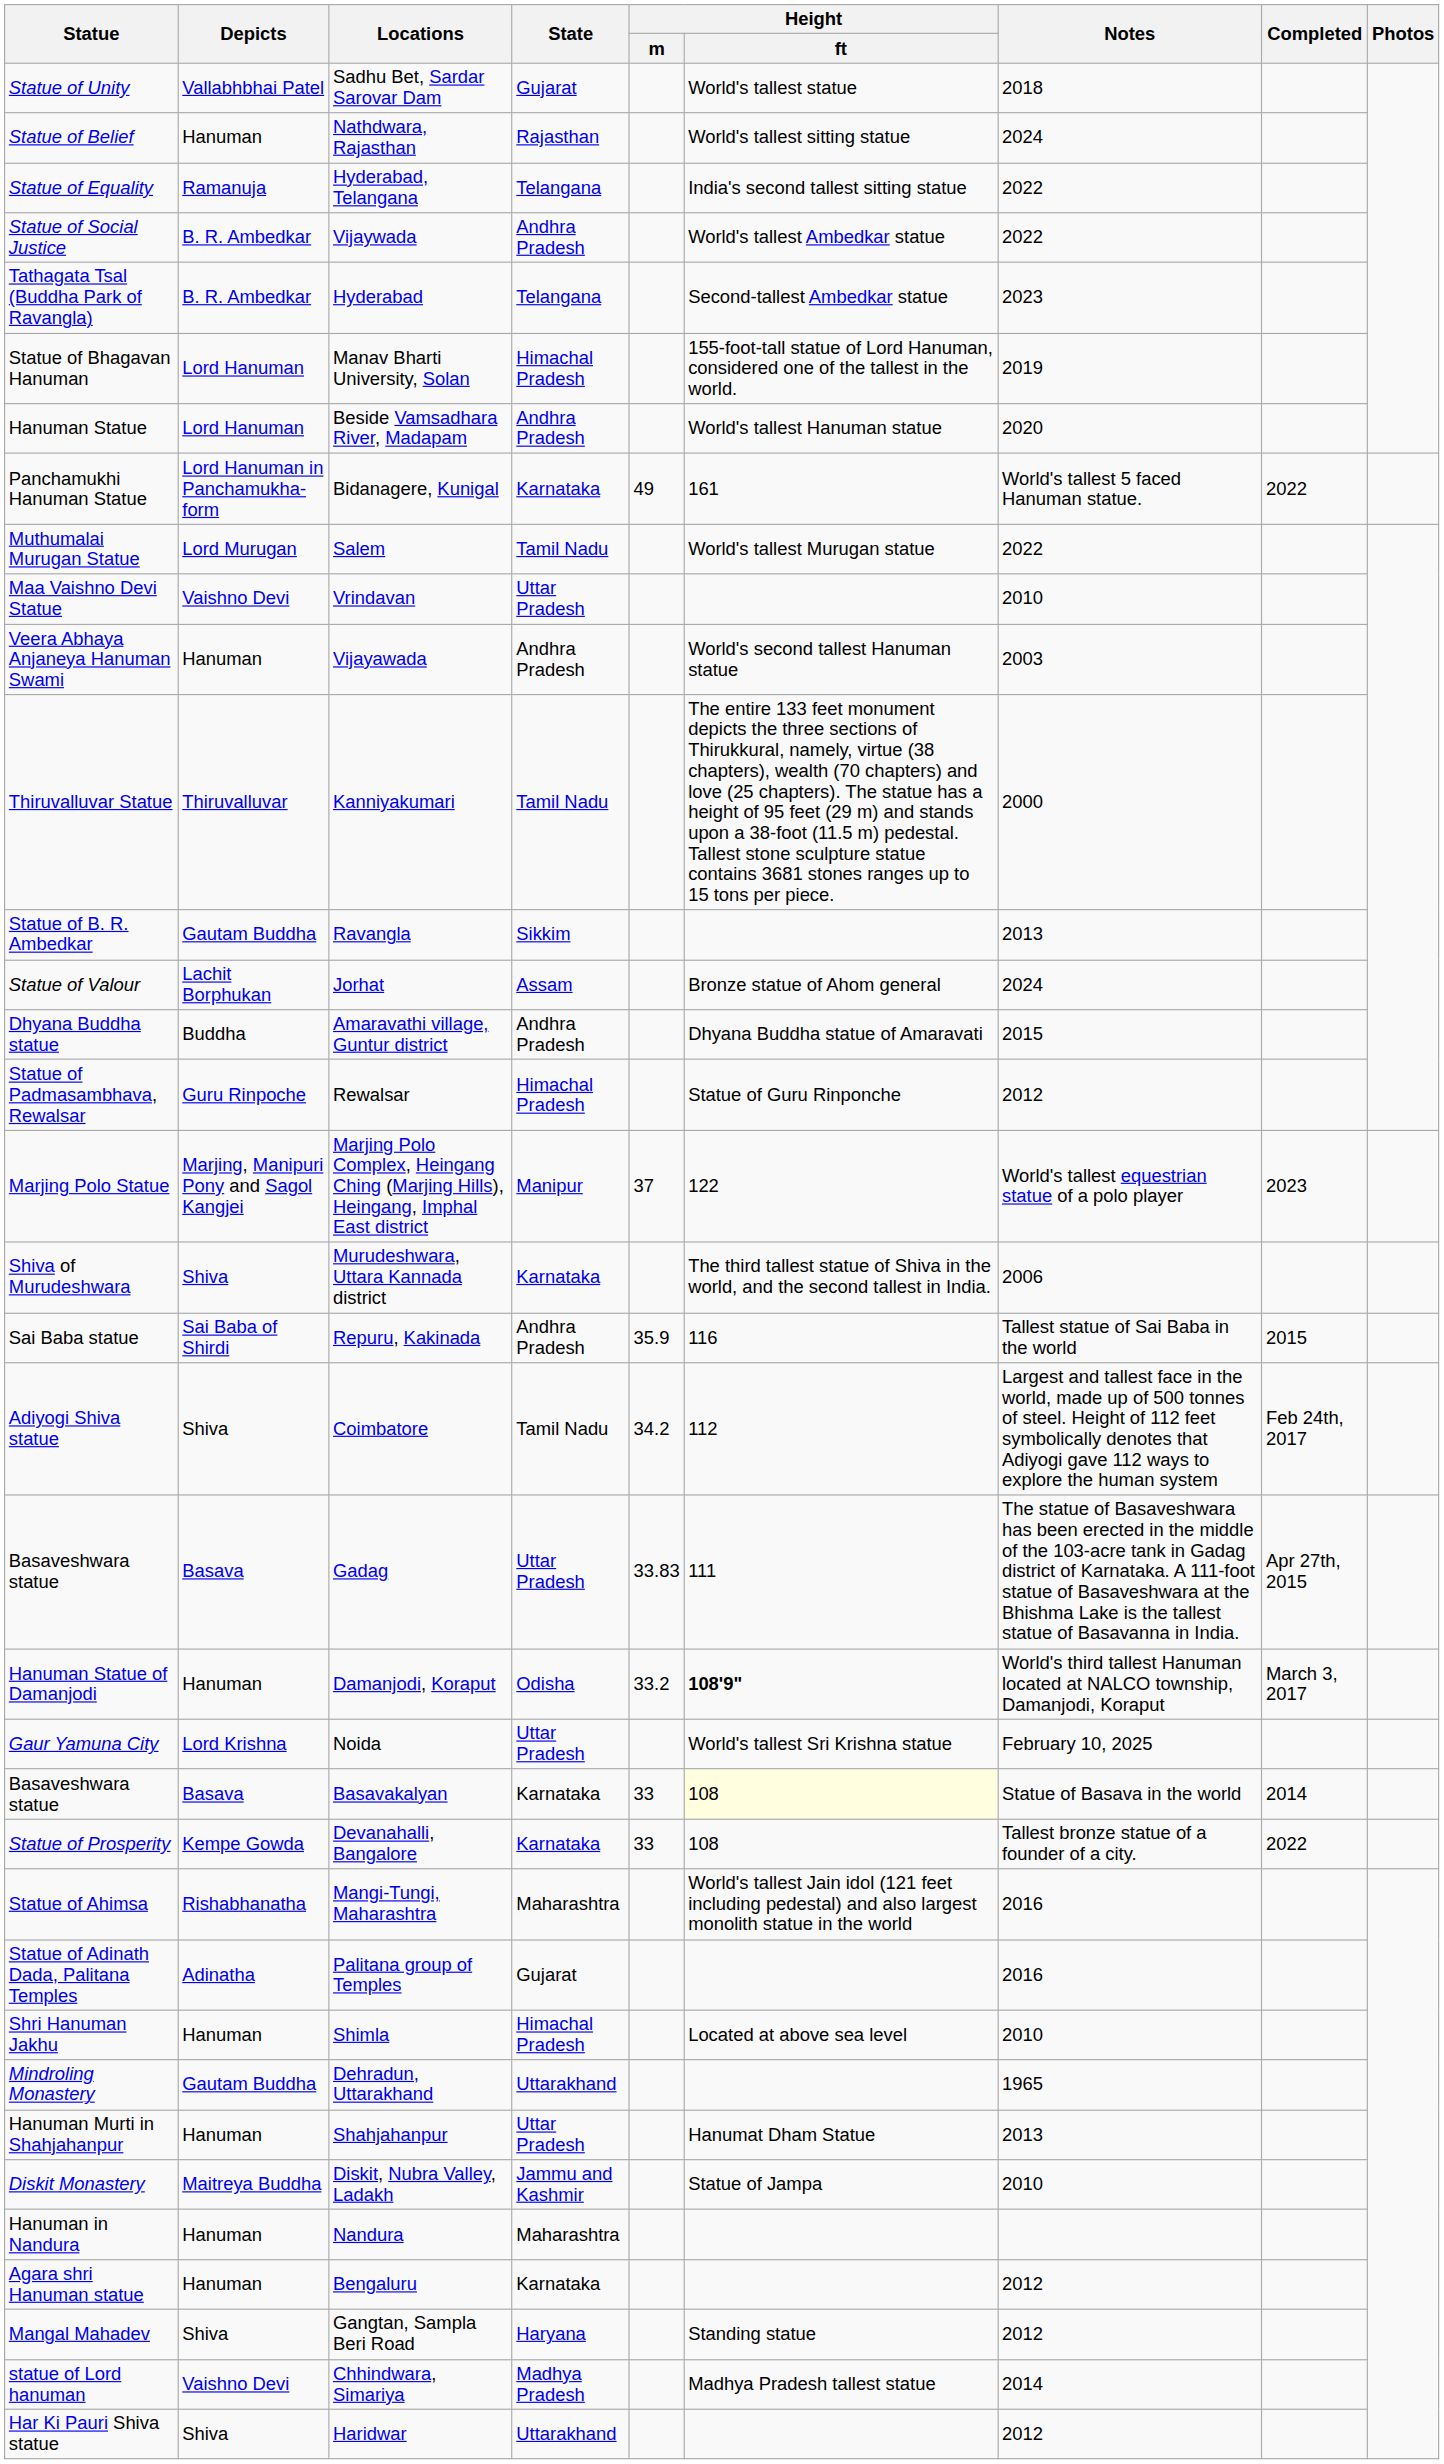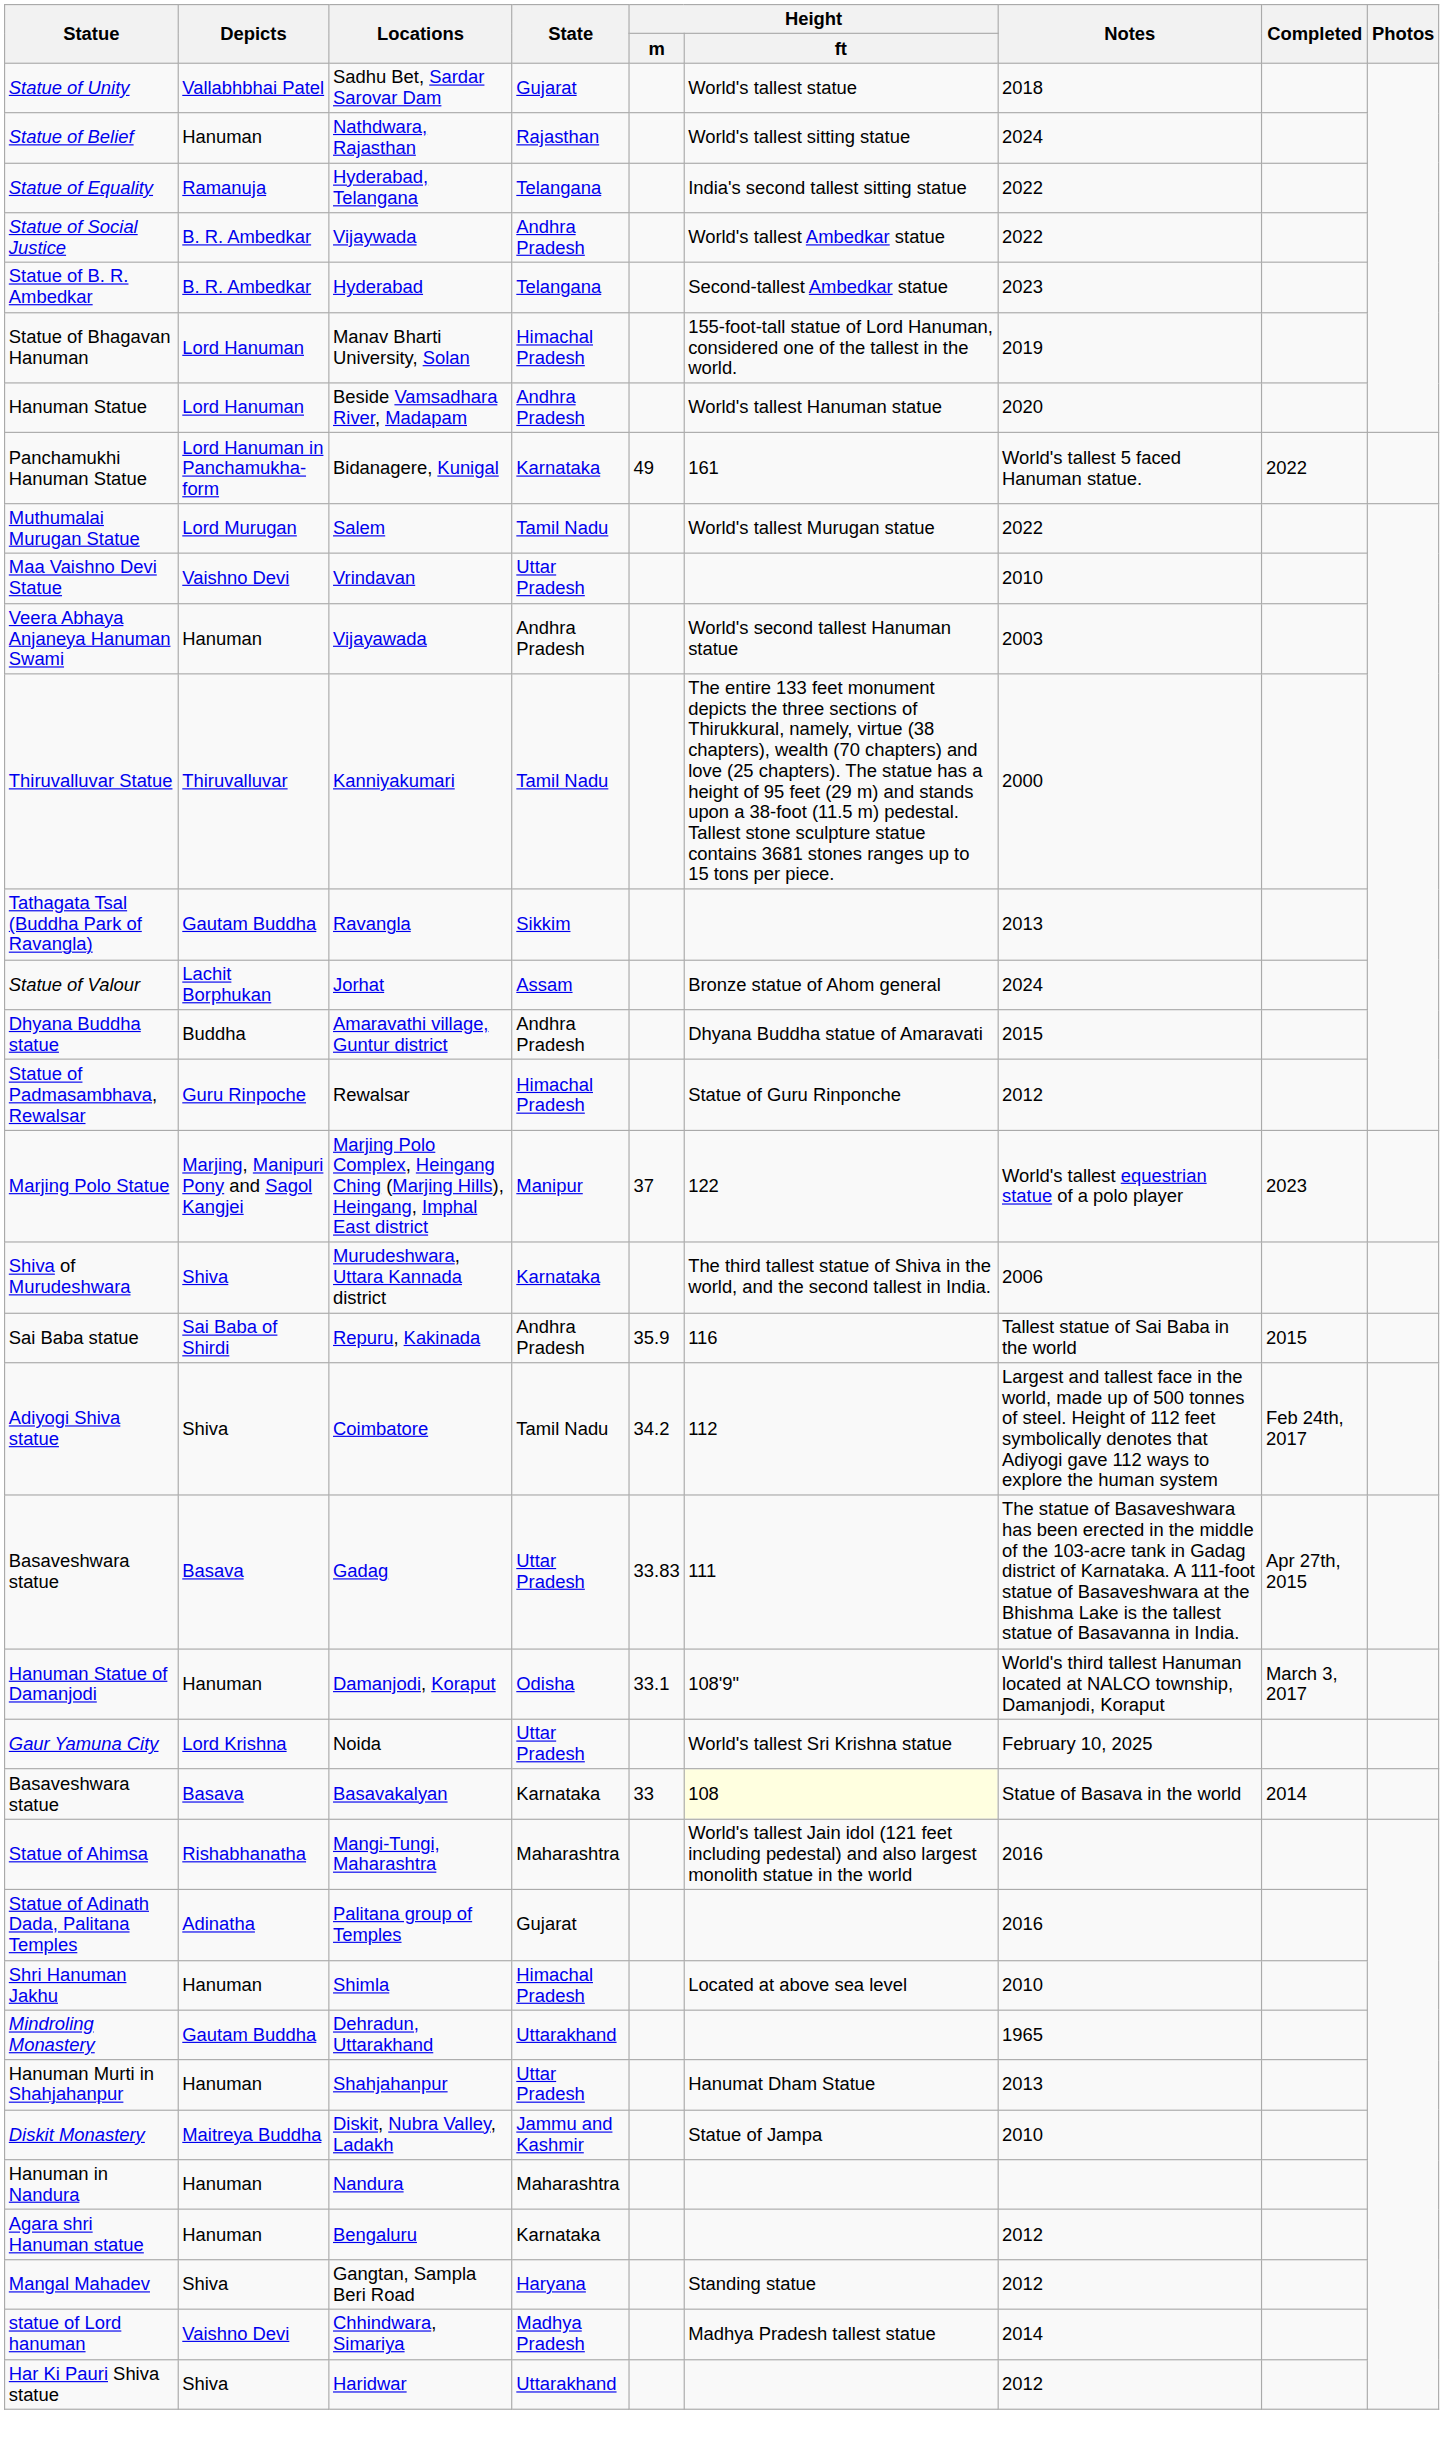(75, 297) Tathagata Tsal (Buddha Park of Ravangla) -> (69, 287) Statue of B. R. Ambedkar
(69, 934) Statue of B. R. Ambedkar -> (75, 924) Tathagata Tsal (Buddha Park of Ravangla)
(652, 1683) 33.2 -> (652, 1683) 33.1
(715, 1683) bold -> (714, 1683) normal
- row: (384, 1843)
